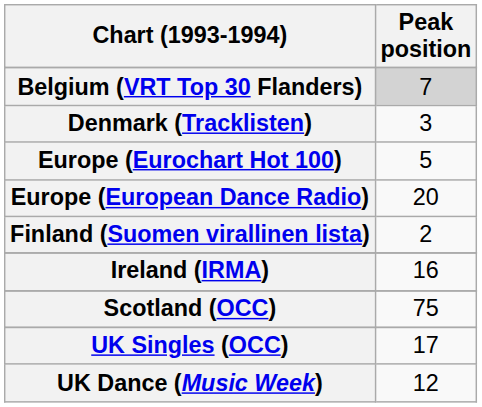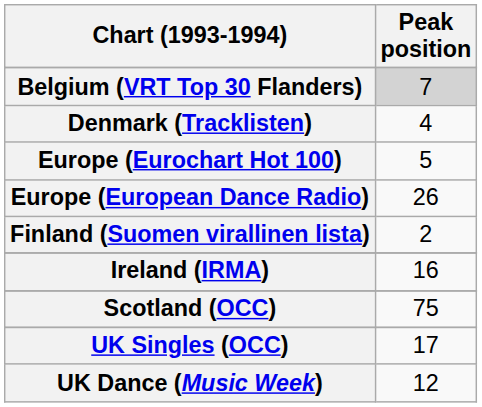(426, 123) 3 -> (426, 123) 4
(426, 197) 20 -> (426, 197) 26
